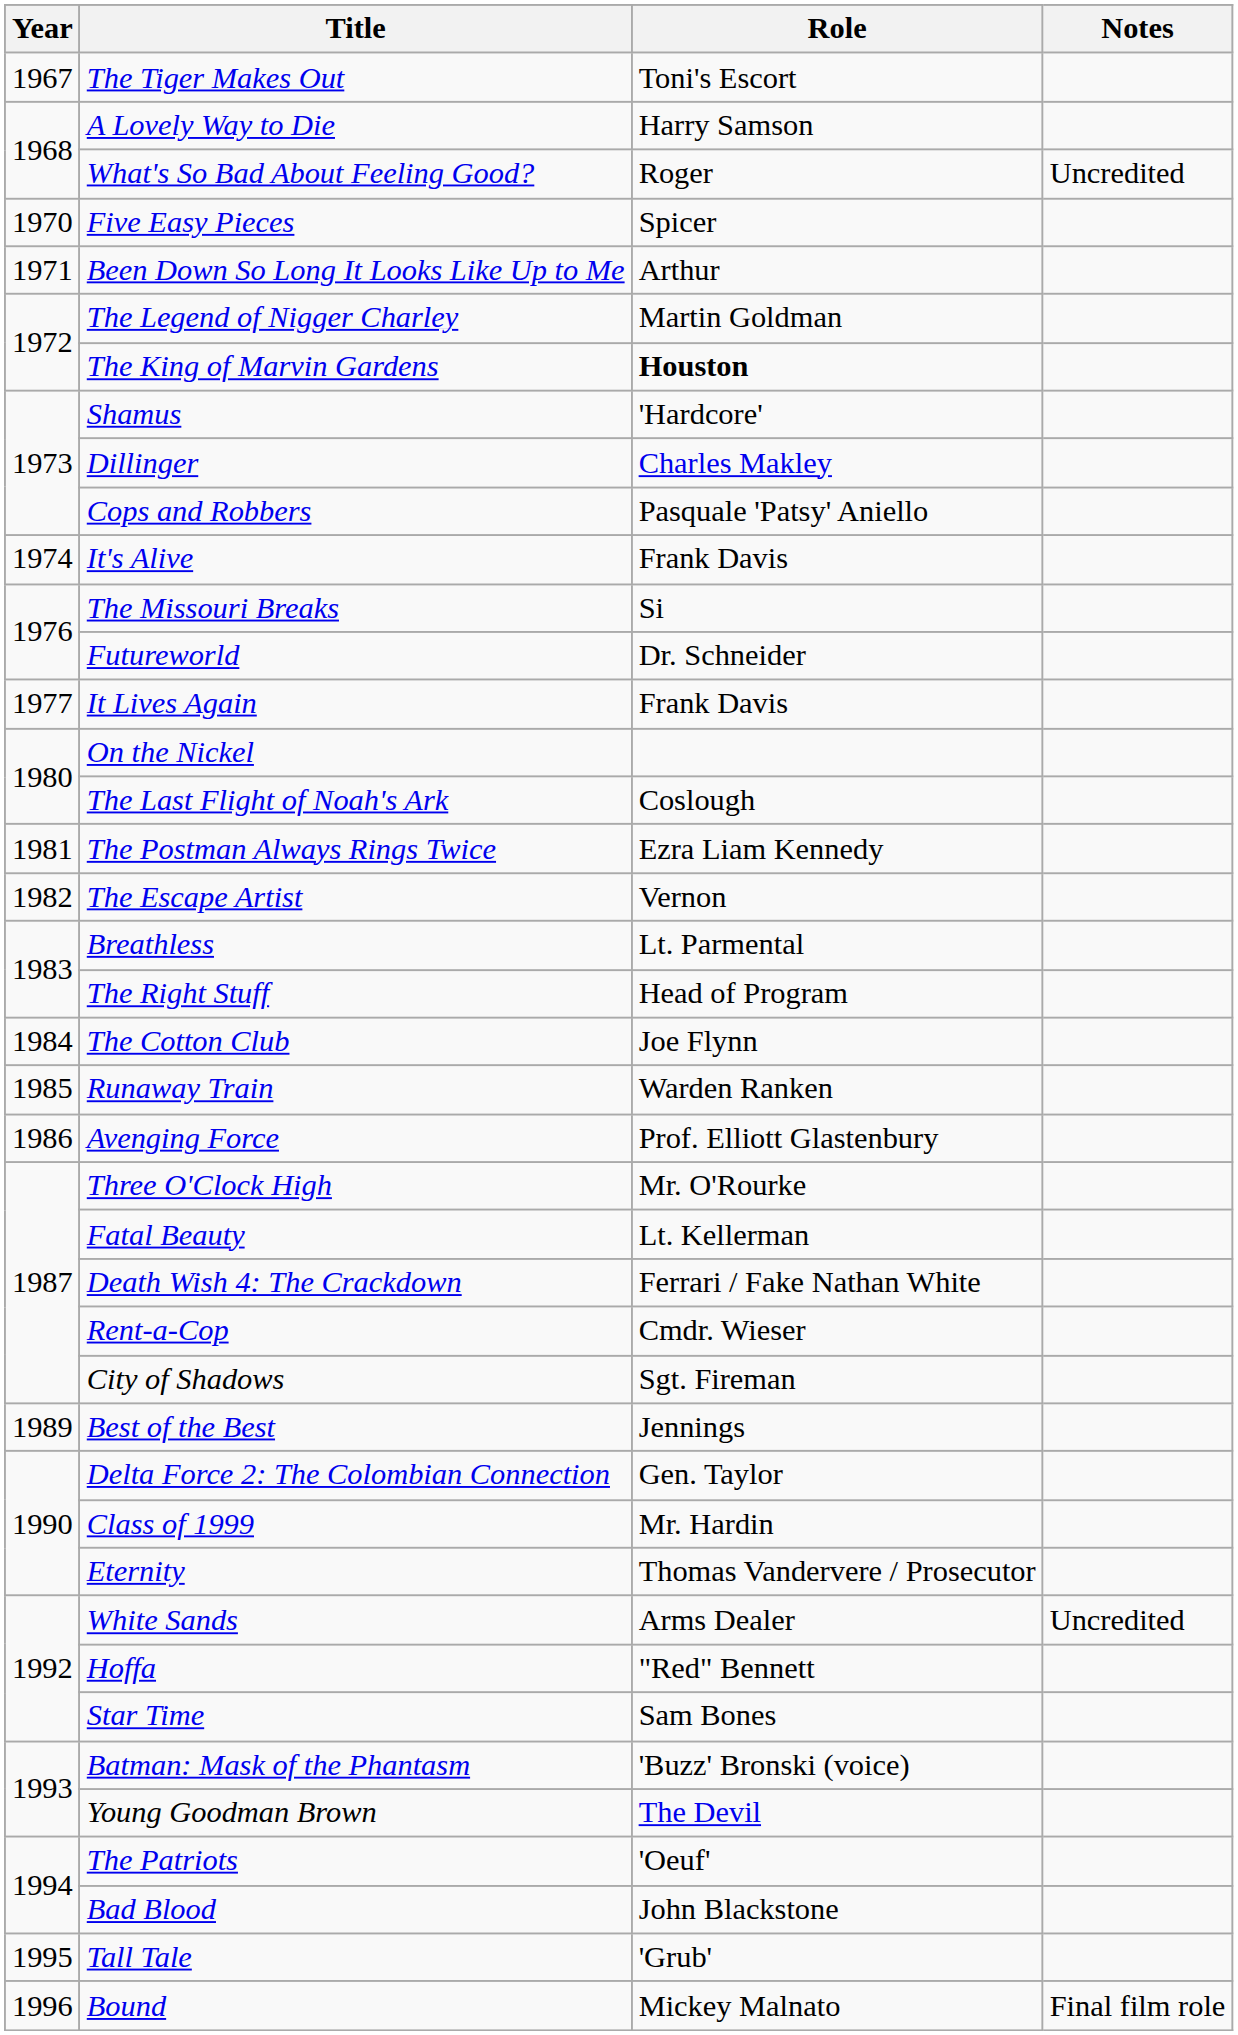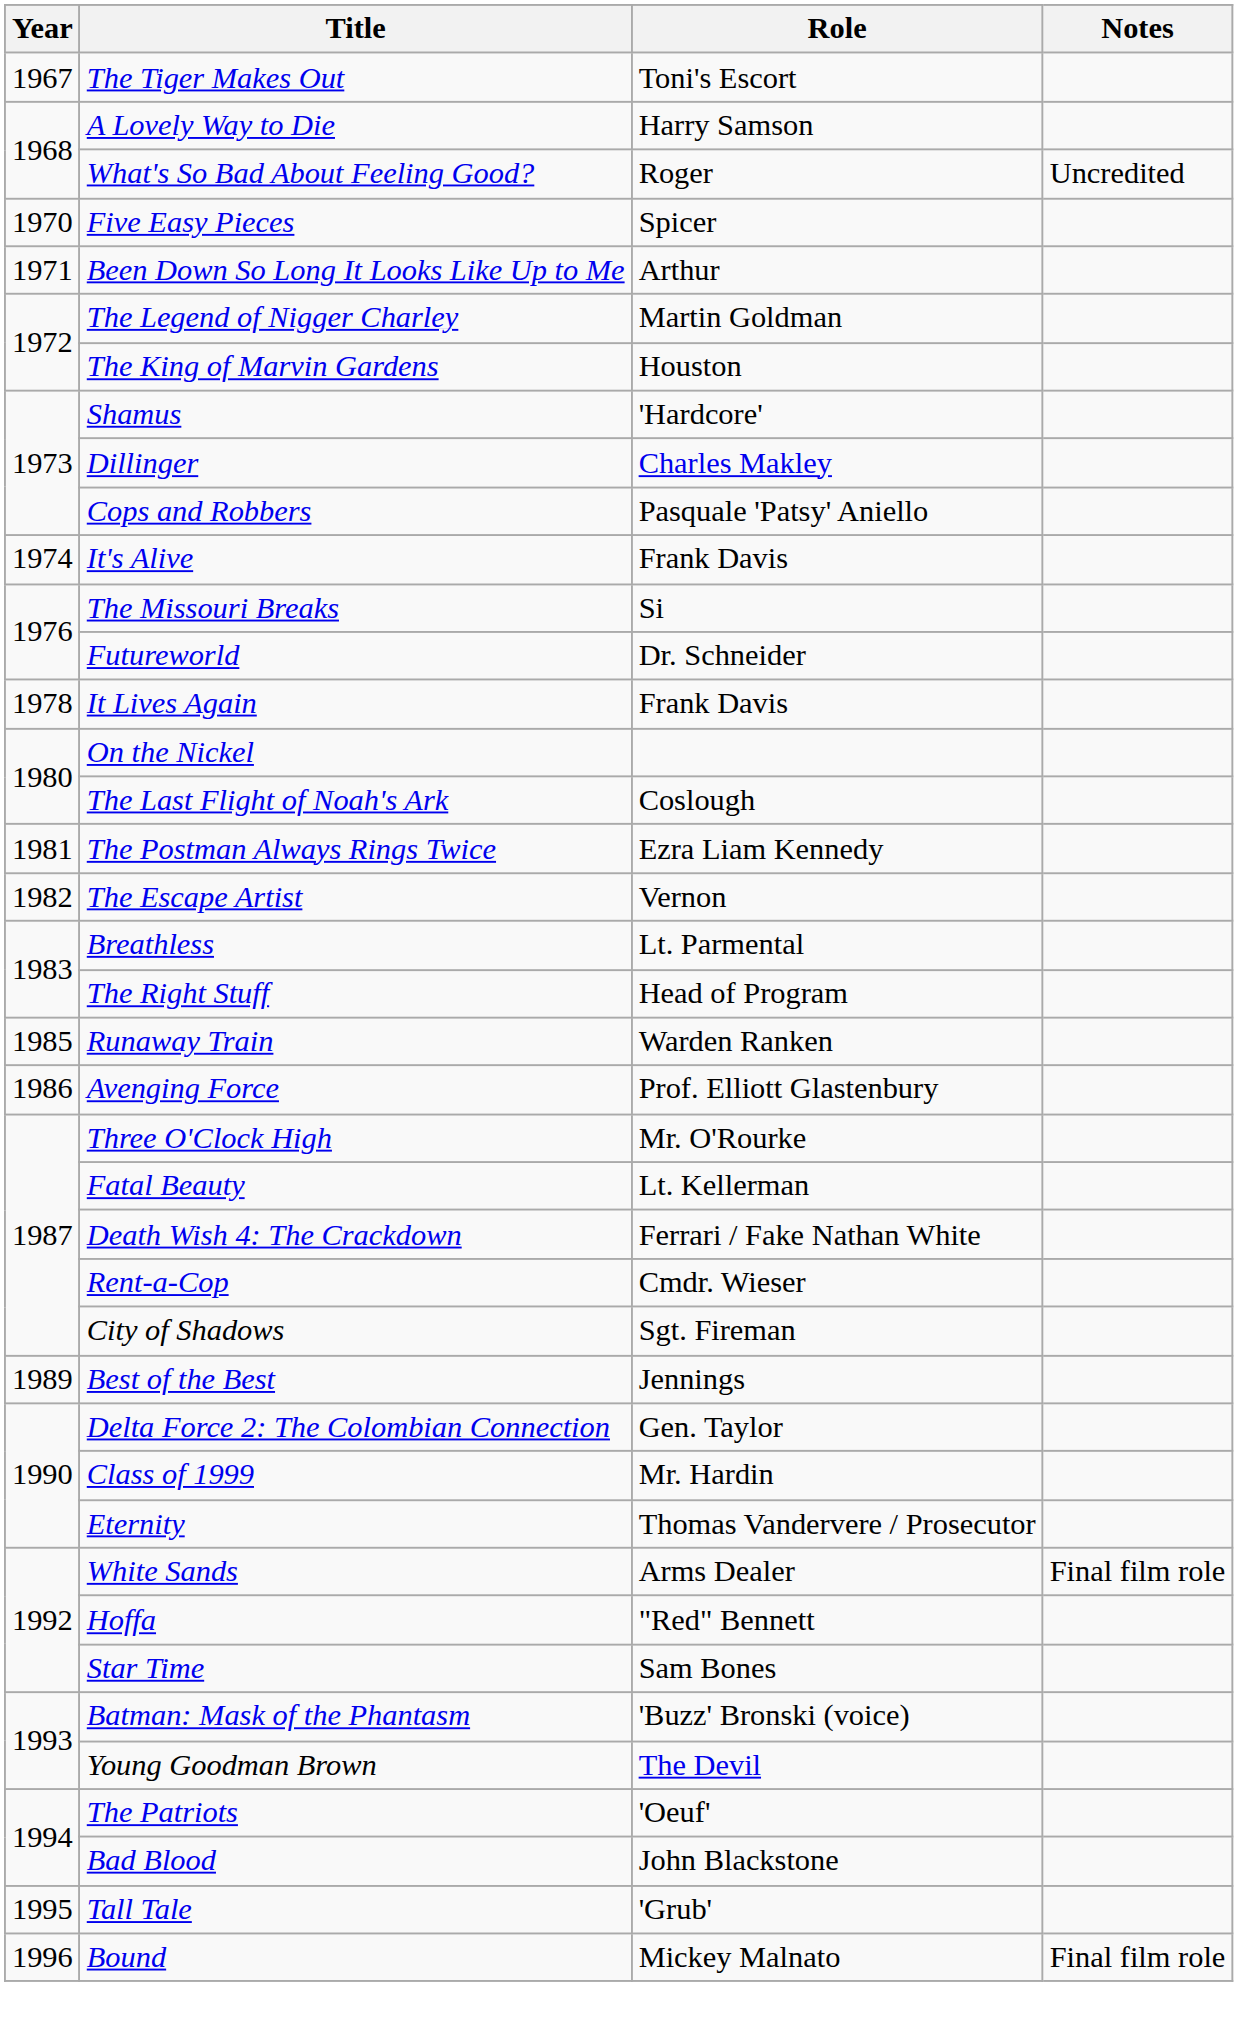(694, 366) bold -> (690, 366) normal
(42, 703) 1977 -> (42, 703) 1978
- row: (188, 1041)
(1117, 1619) Uncredited -> (1138, 1571) Final film role
